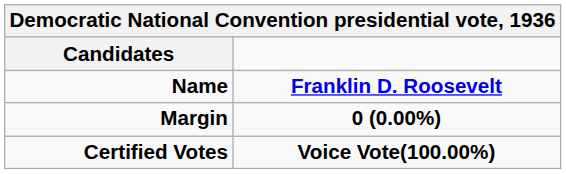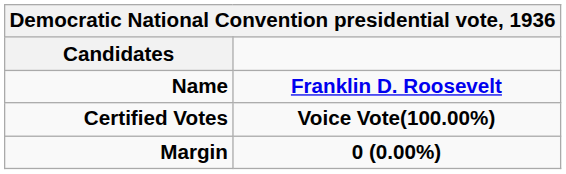rows swapped: (156, 151) <-> (194, 119)
